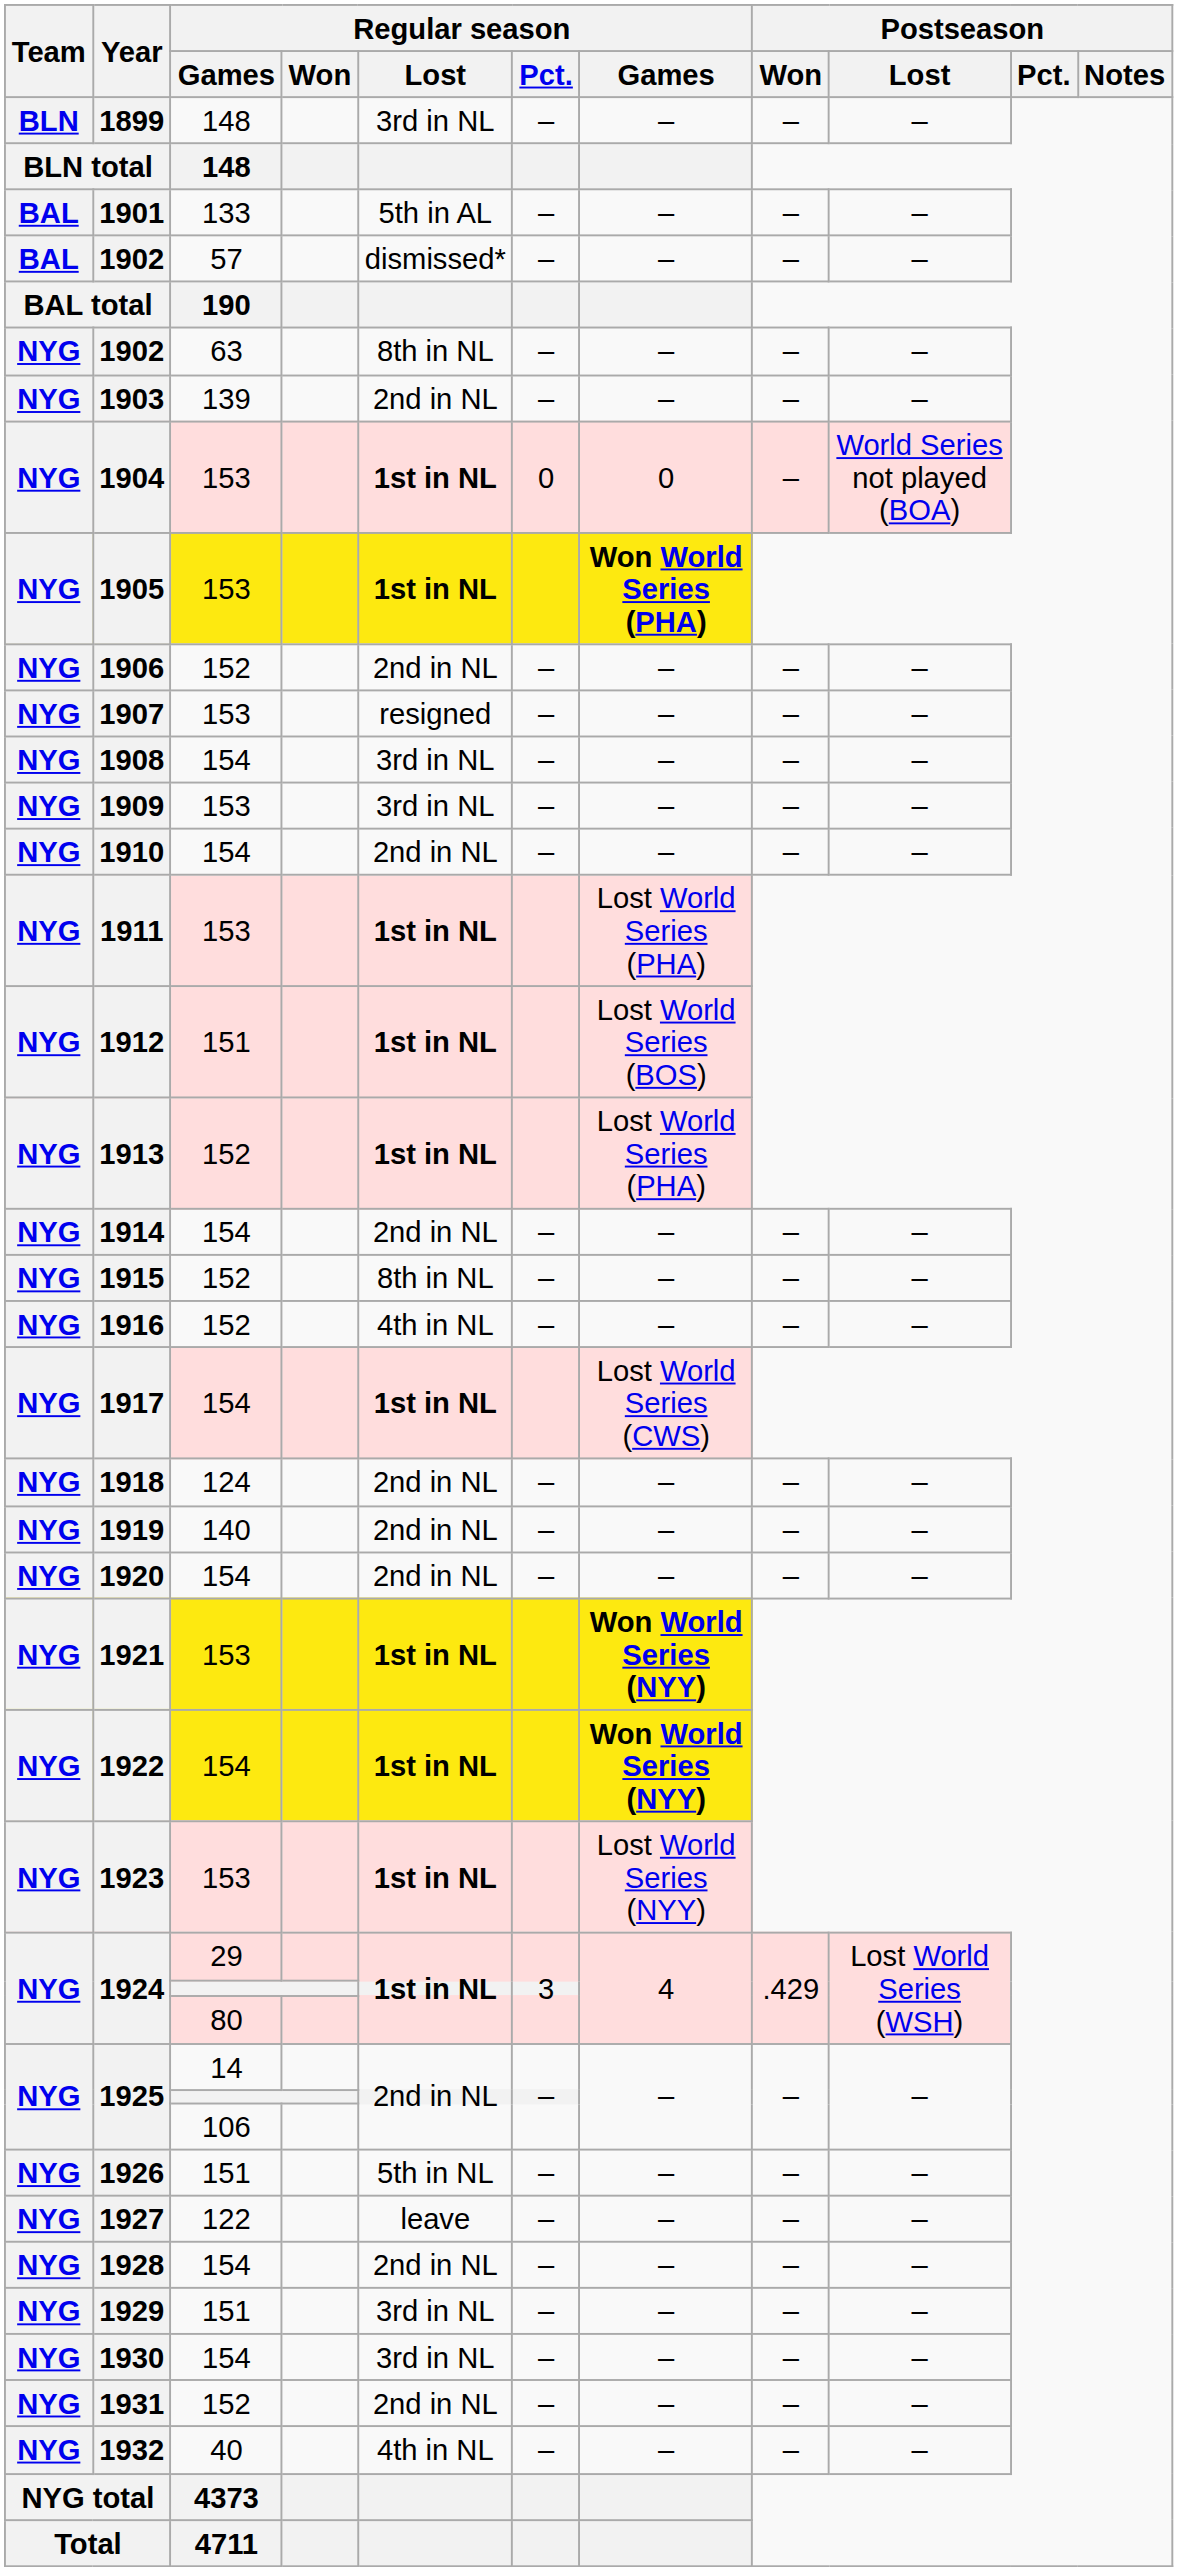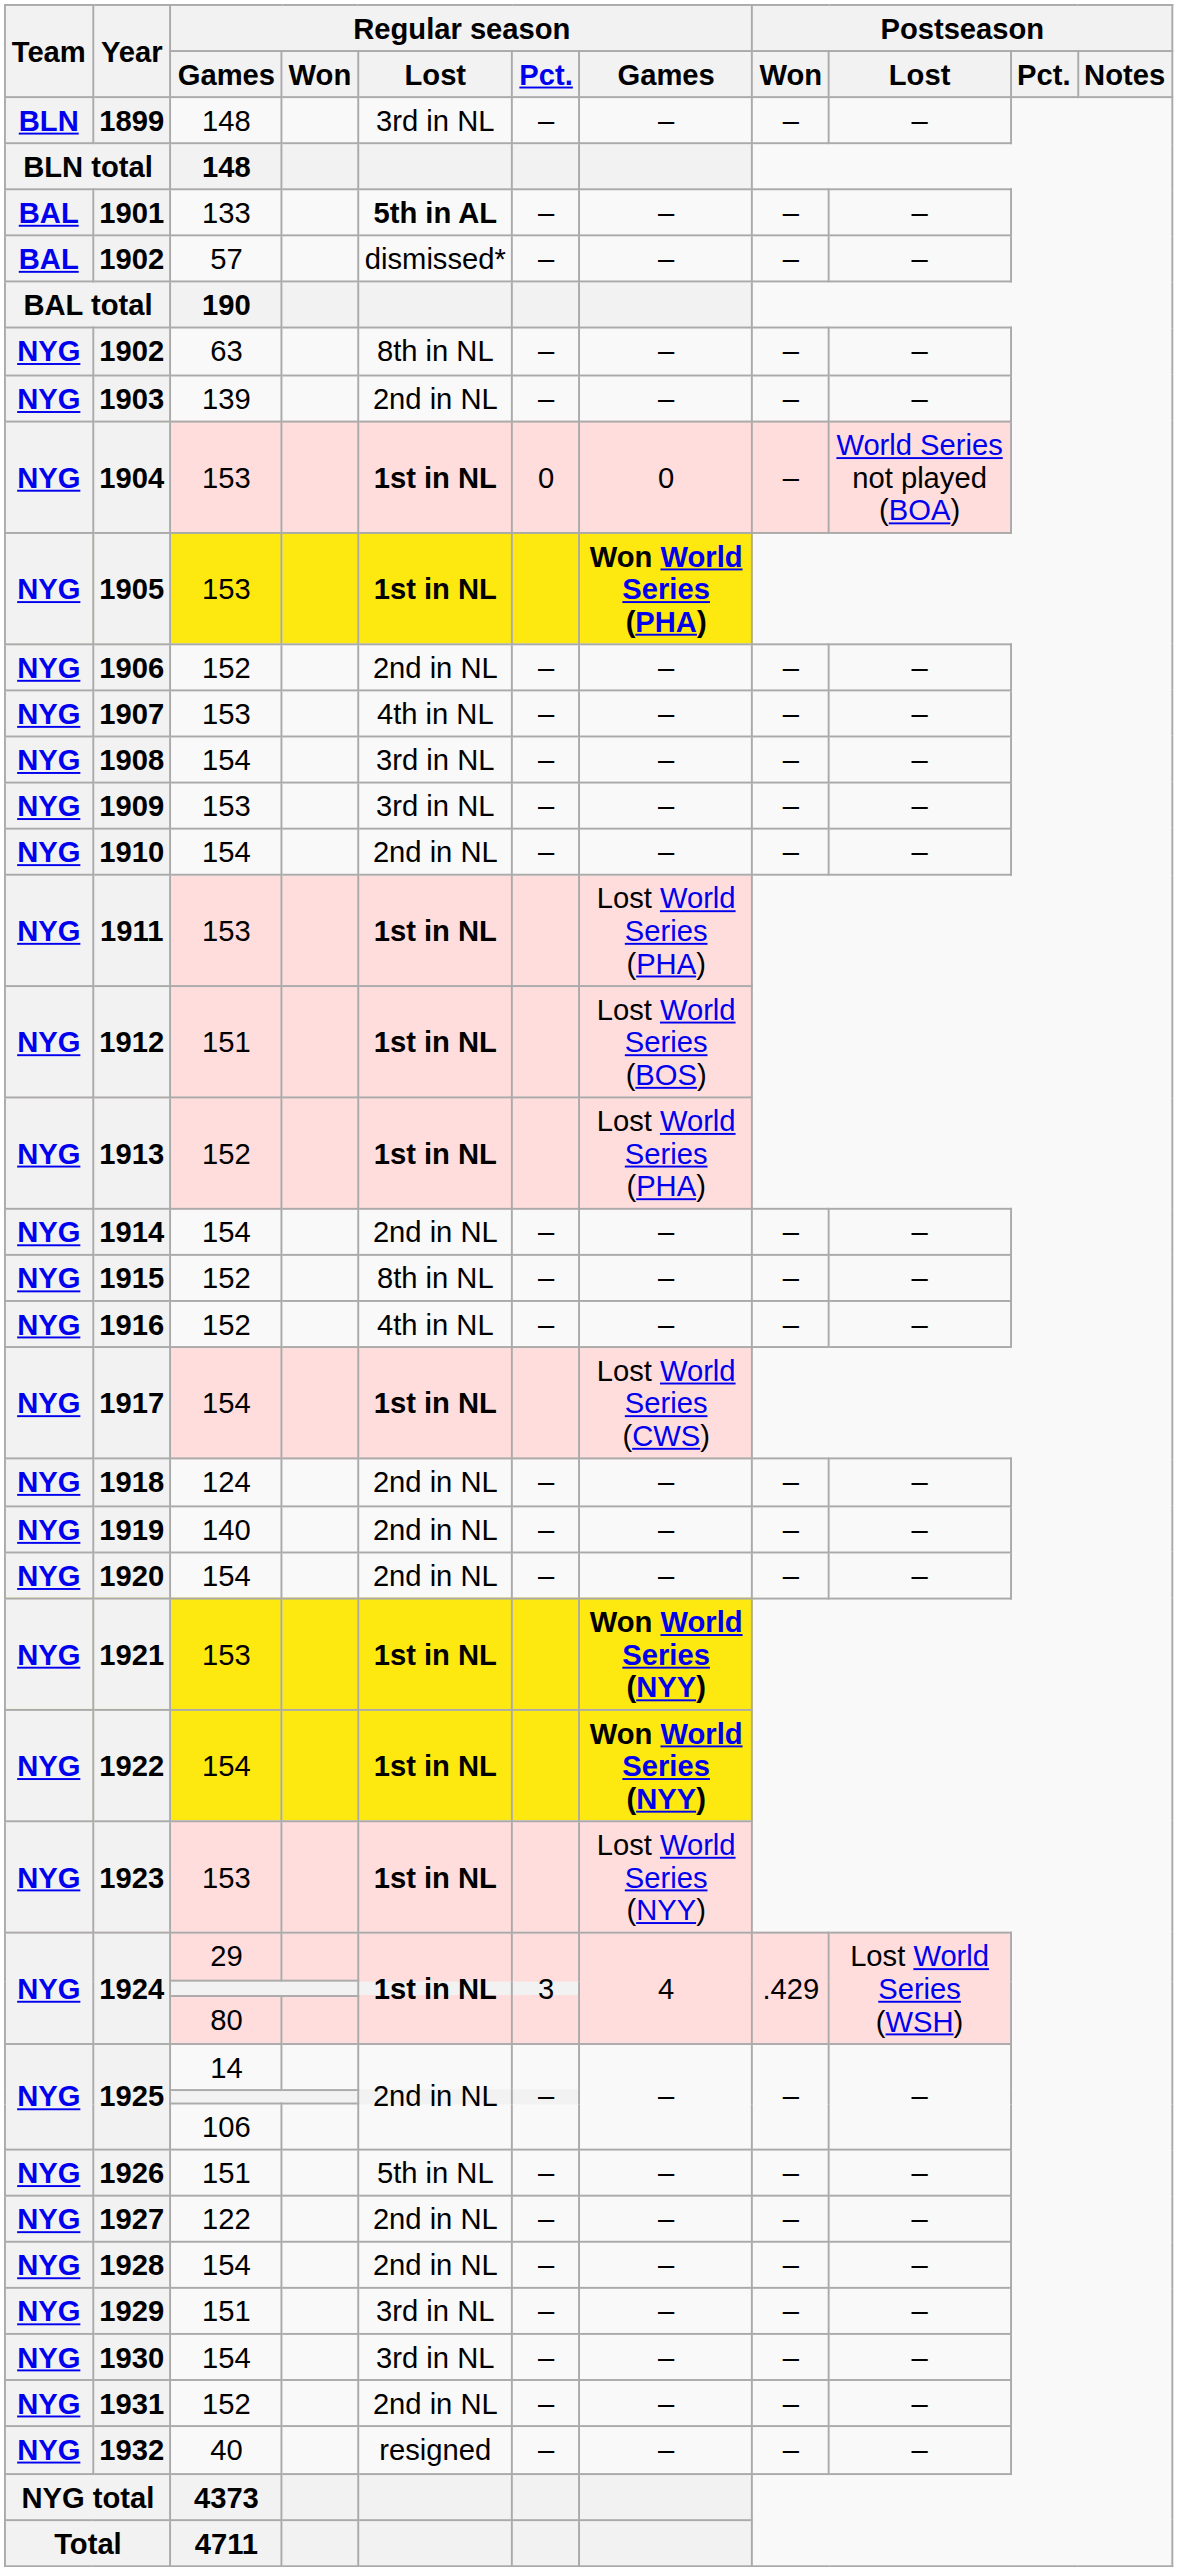(435, 213) normal -> (435, 213) bold
(435, 713) resigned -> (435, 713) 4th in NL
(435, 2219) leave -> (435, 2219) 2nd in NL
(435, 2450) 4th in NL -> (435, 2450) resigned
